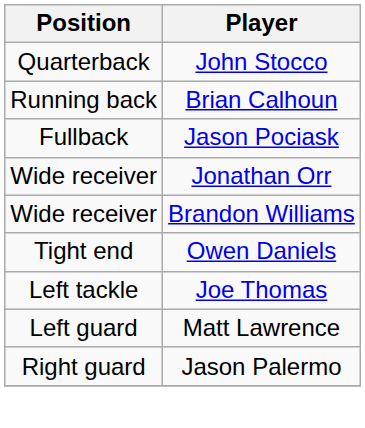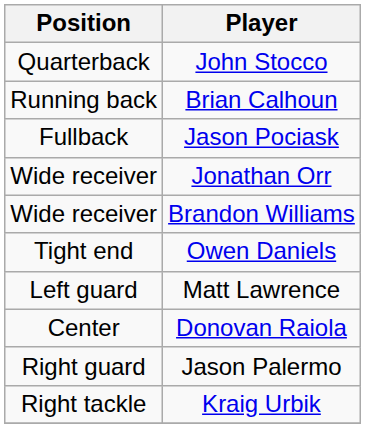- row: (261, 289)
+ row: (261, 328)
+ row: (261, 404)
